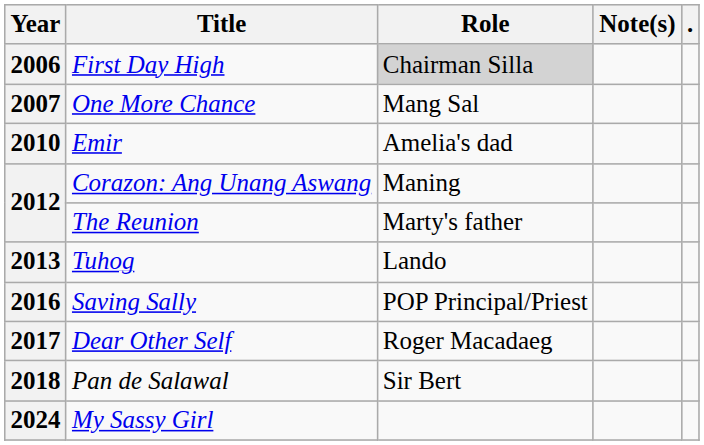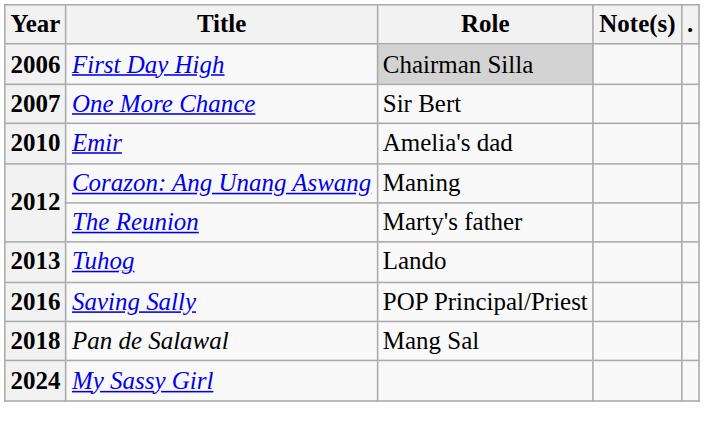(431, 103) Mang Sal -> (422, 103) Sir Bert
- row: (35, 340)
(422, 380) Sir Bert -> (431, 340) Mang Sal
